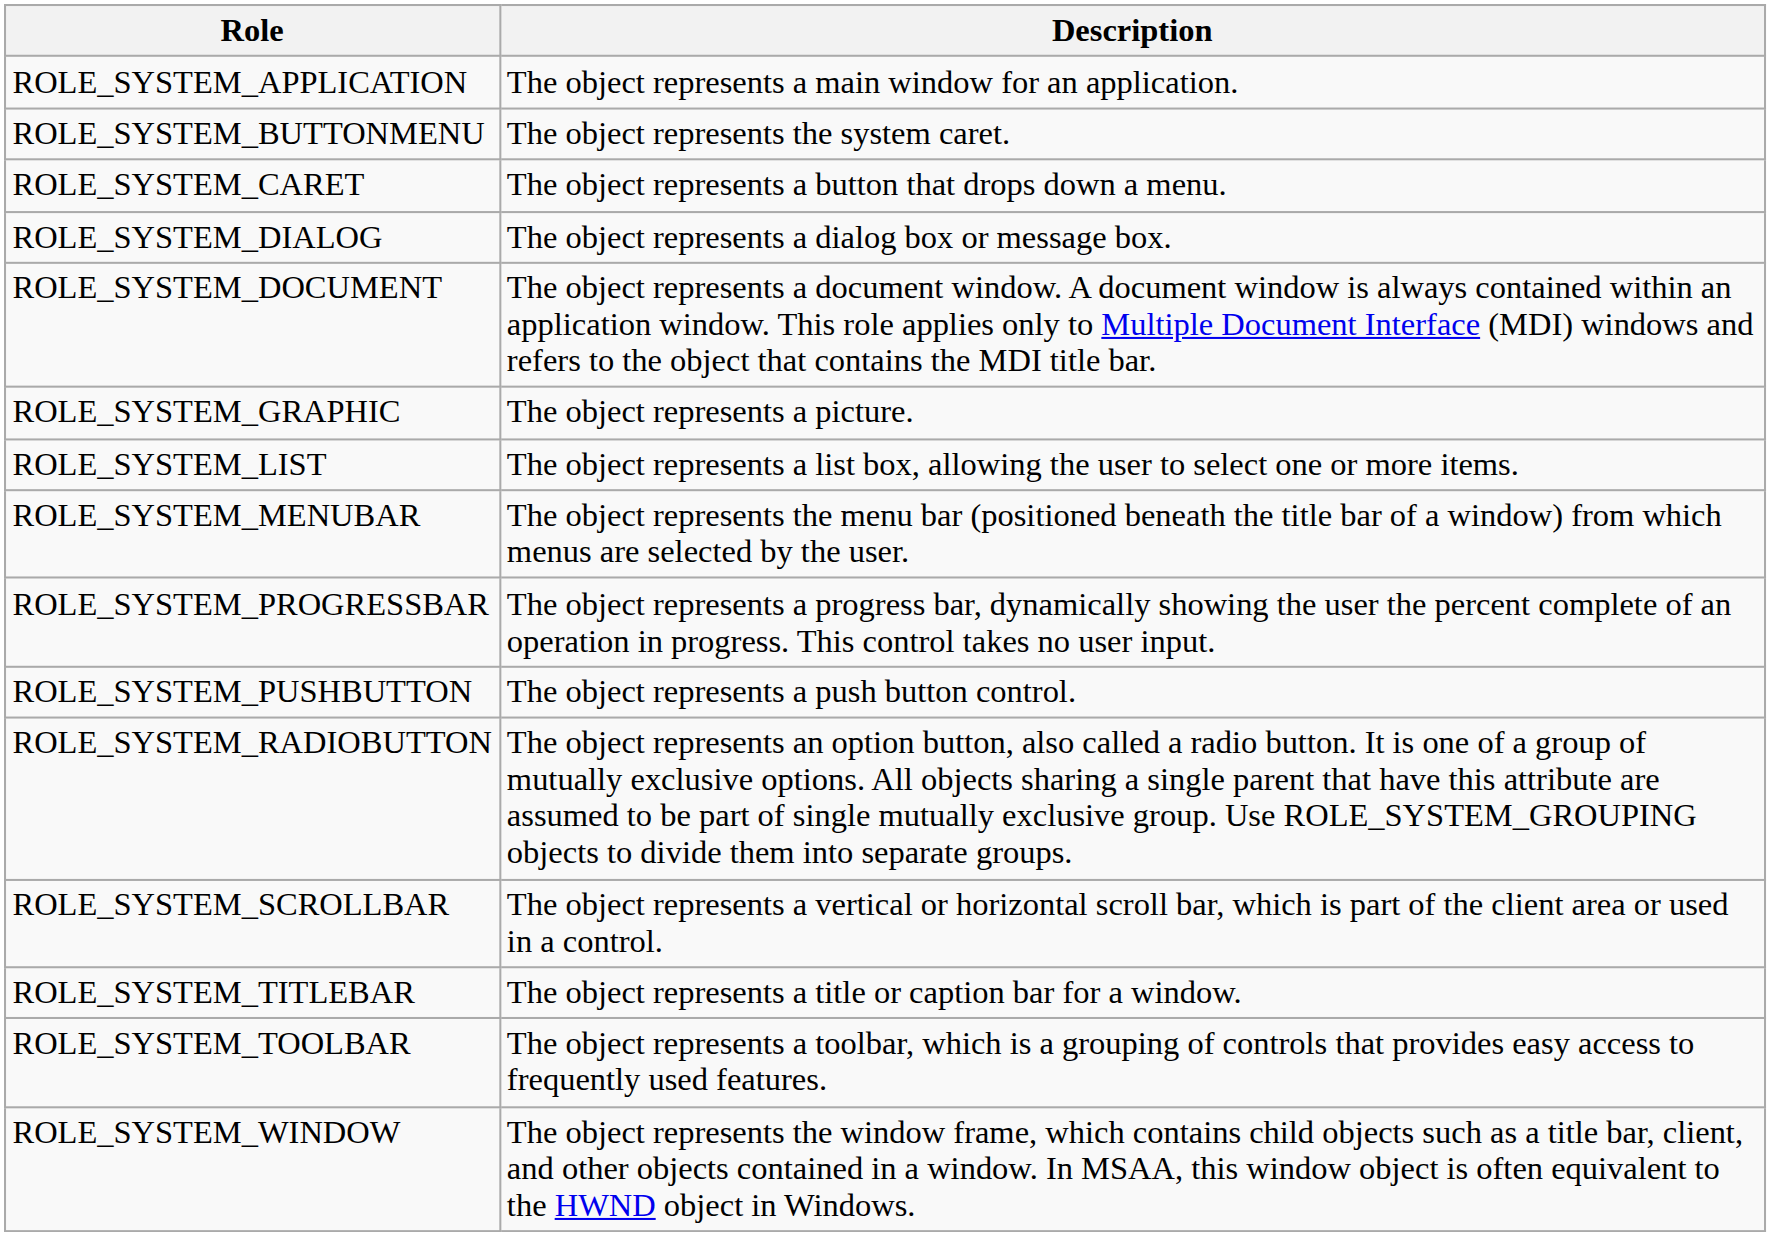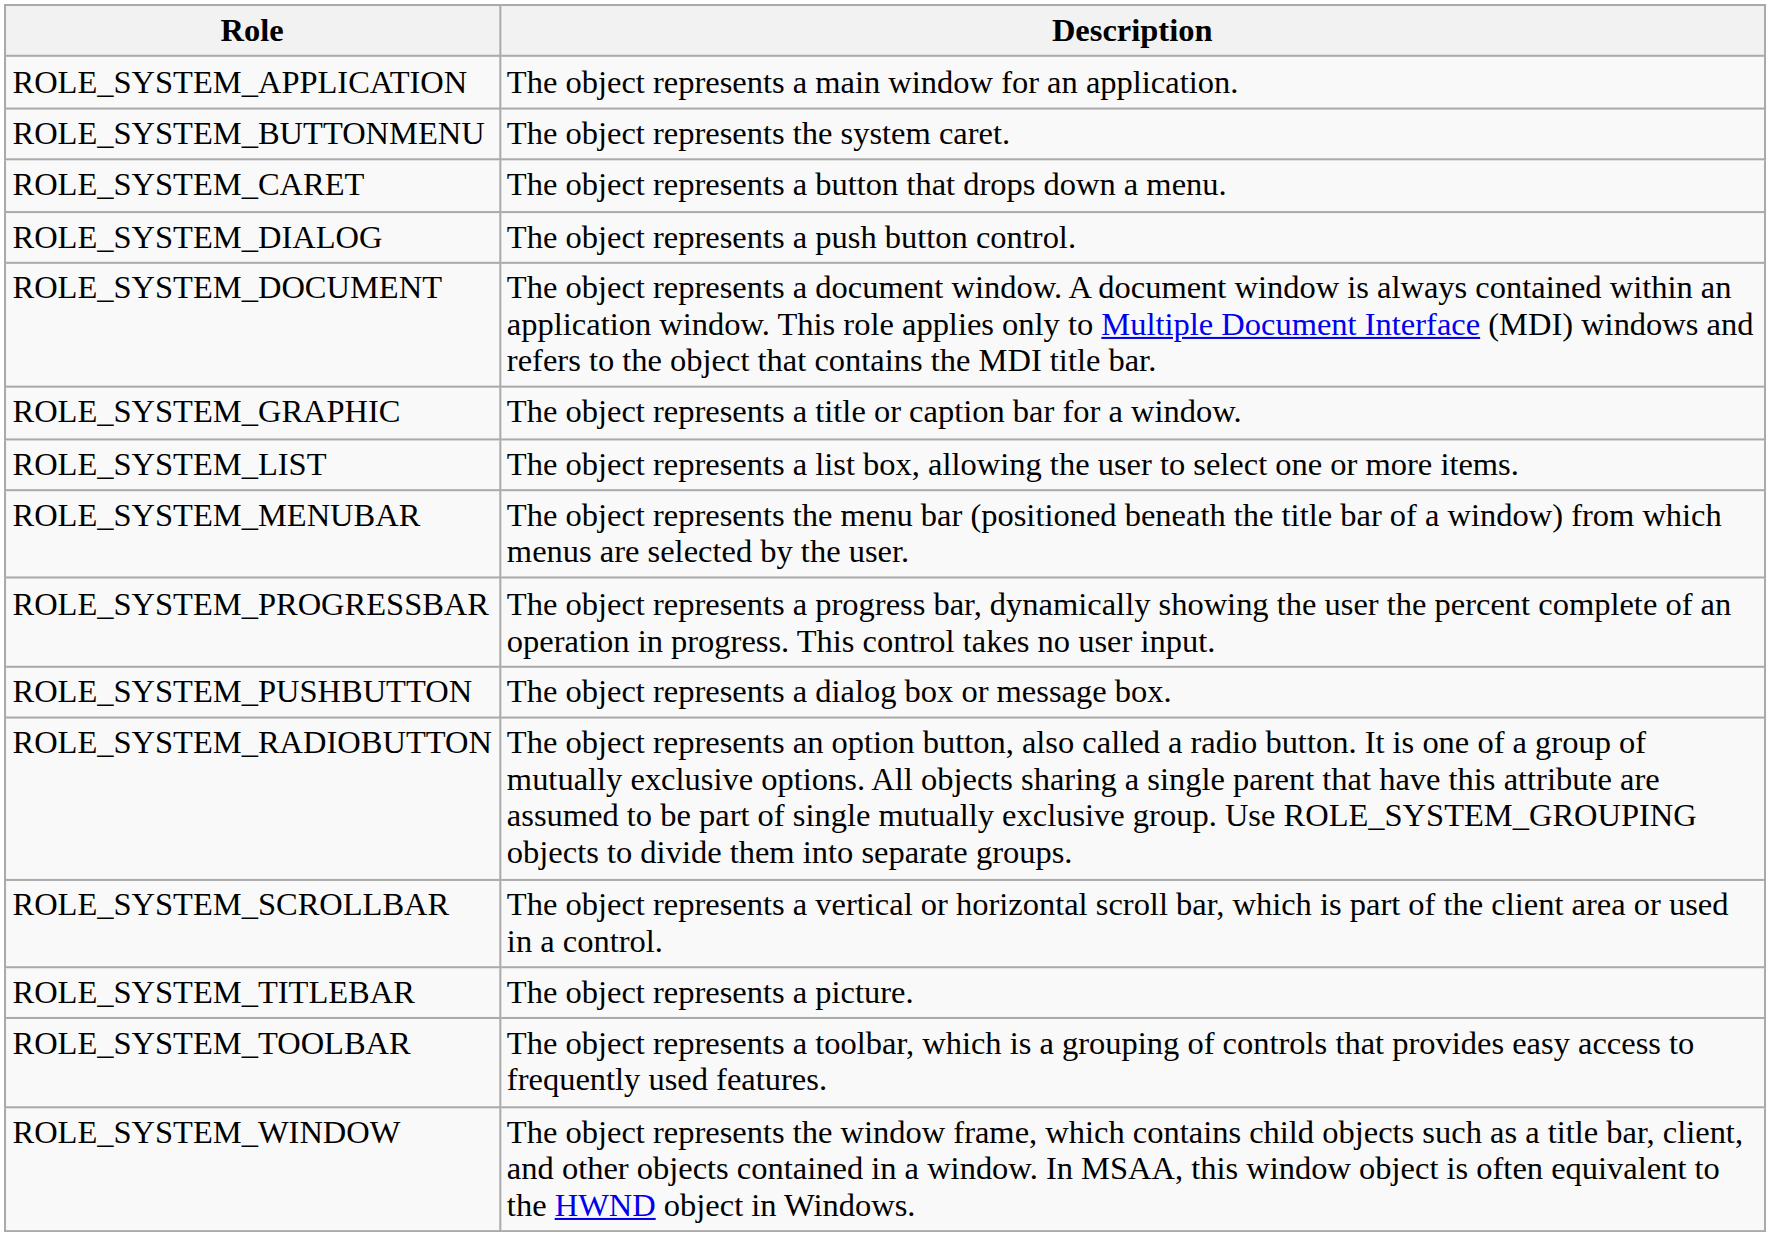(839, 236) The object represents a dialog box or message box. -> (791, 236) The object represents a push button control.
(710, 412) The object represents a picture. -> (874, 412) The object represents a title or caption bar for a window.
(791, 691) The object represents a push button control. -> (839, 691) The object represents a dialog box or message box.
(874, 992) The object represents a title or caption bar for a window. -> (710, 992) The object represents a picture.
